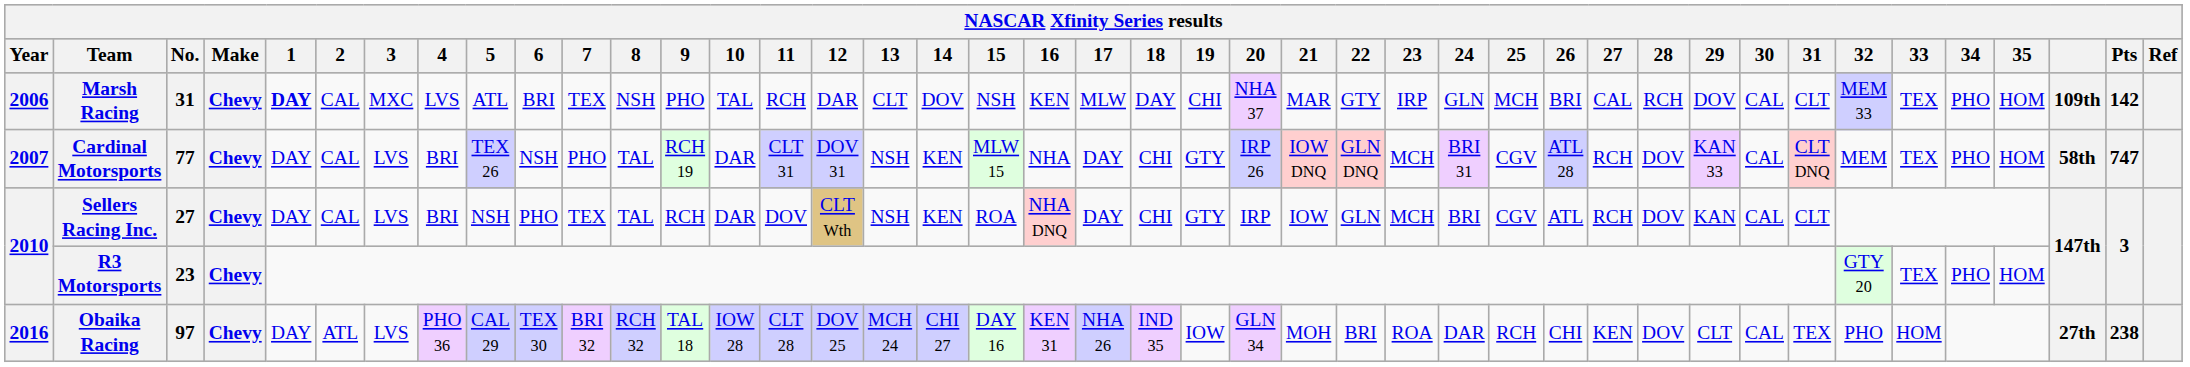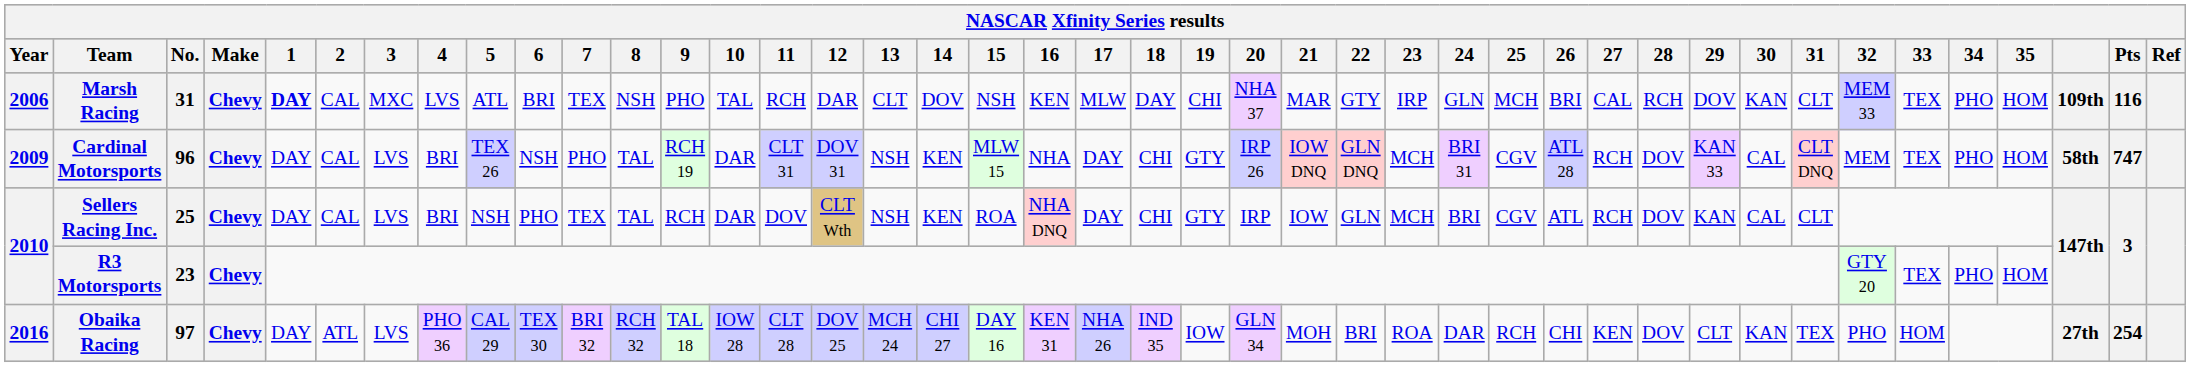(1765, 100) CAL -> (1766, 100) KAN
(2124, 100) 142 -> (2128, 100) 116
(29, 158) 2007 -> (29, 158) 2009
(185, 158) 77 -> (185, 158) 96
(185, 216) 27 -> (185, 216) 25
(1765, 332) CAL -> (1766, 332) KAN
(2124, 332) 238 -> (2128, 332) 254
